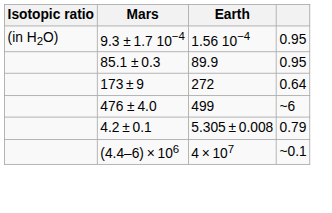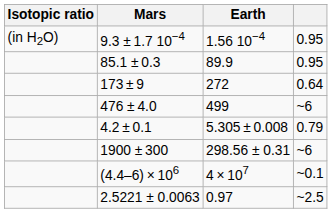+ row: (134, 150)
+ row: (150, 197)
